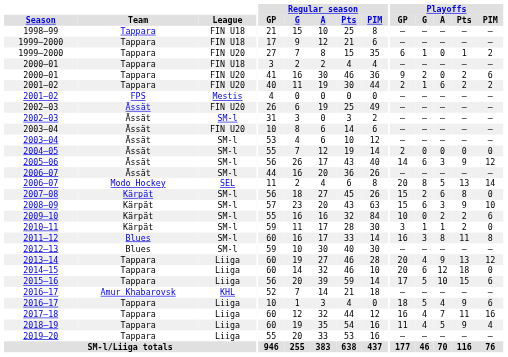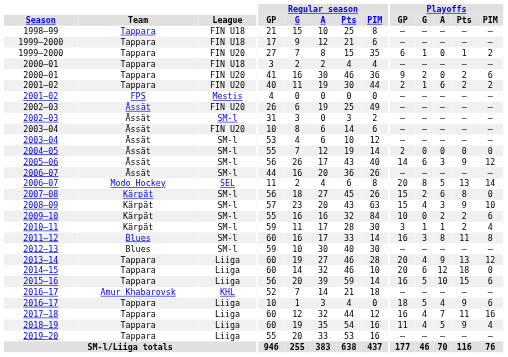(425, 205) 6 -> (425, 205) 4
(490, 227) 0 -> (490, 227) 4
(403, 281) 17 -> (403, 281) 16
